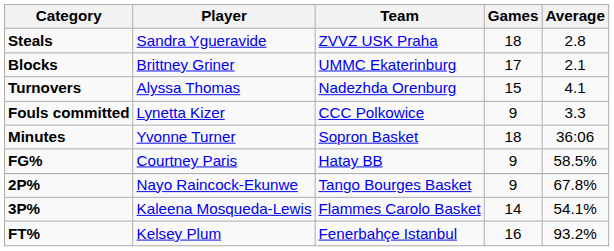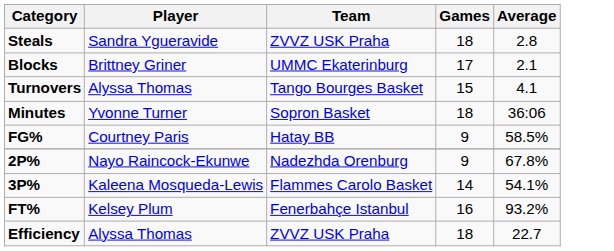(387, 88) Nadezhda Orenburg -> (347, 88) Tango Bourges Basket
- row: (69, 112)
(395, 185) Tango Bourges Basket -> (339, 161) Nadezhda Orenburg
+ row: (44, 233)
